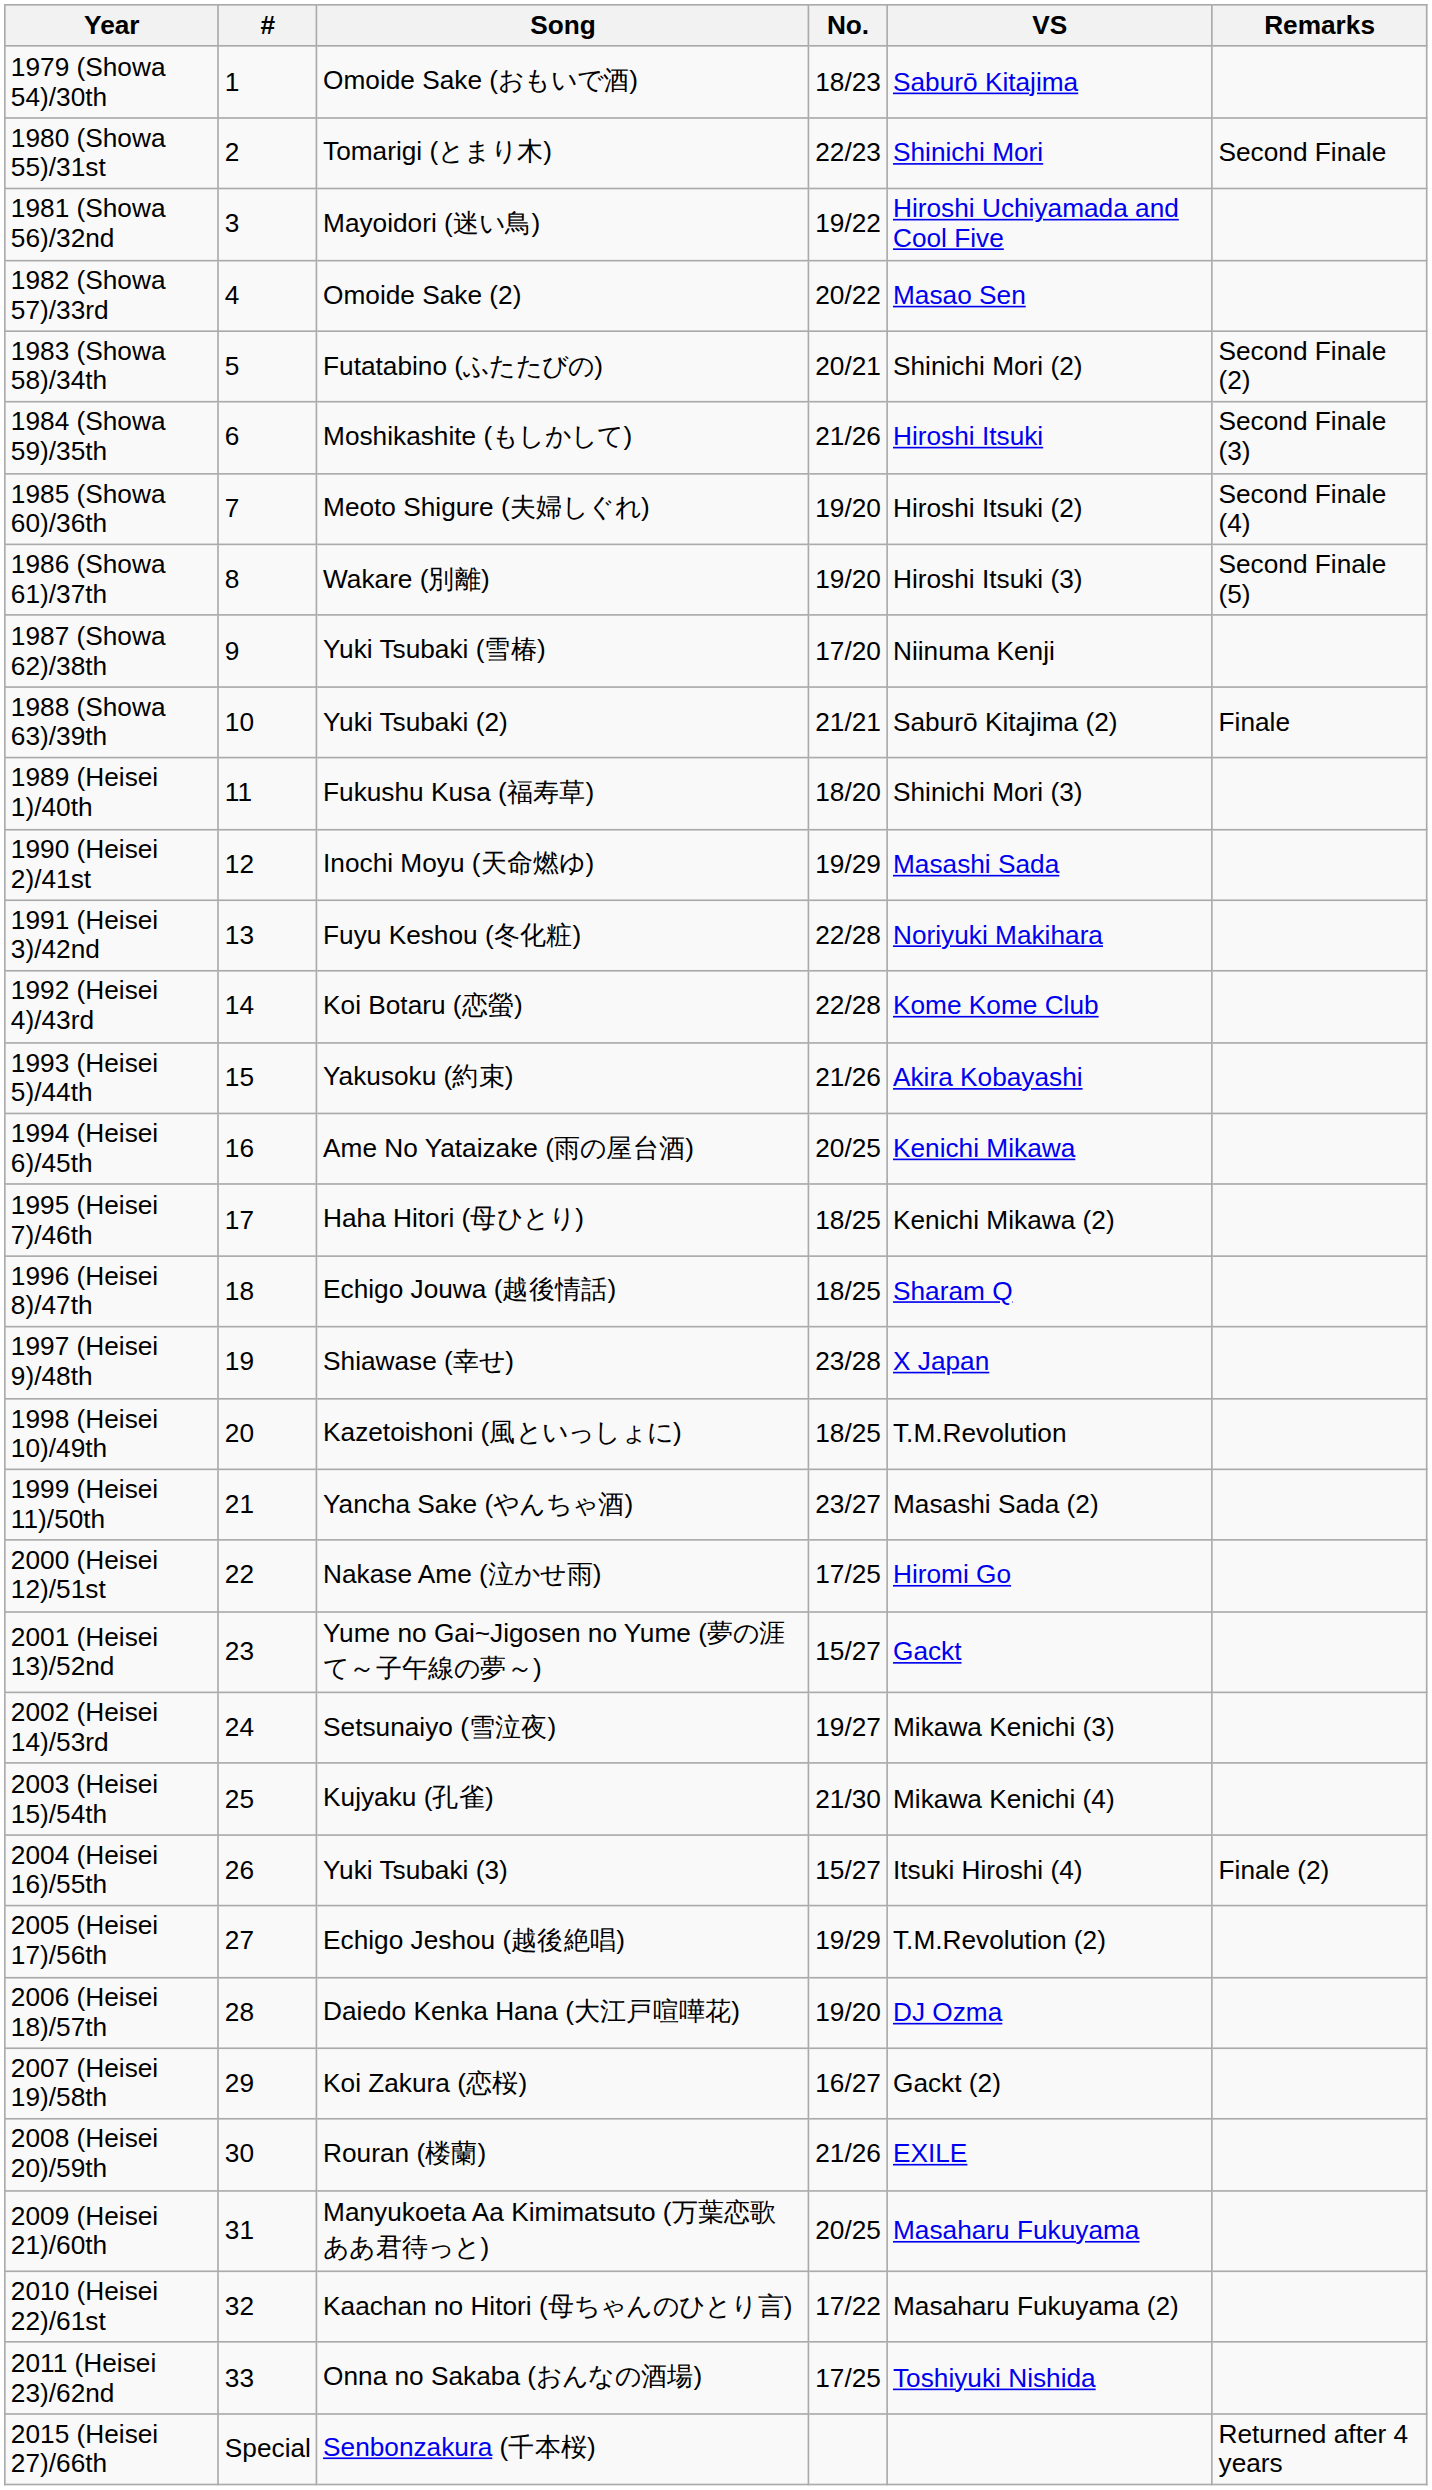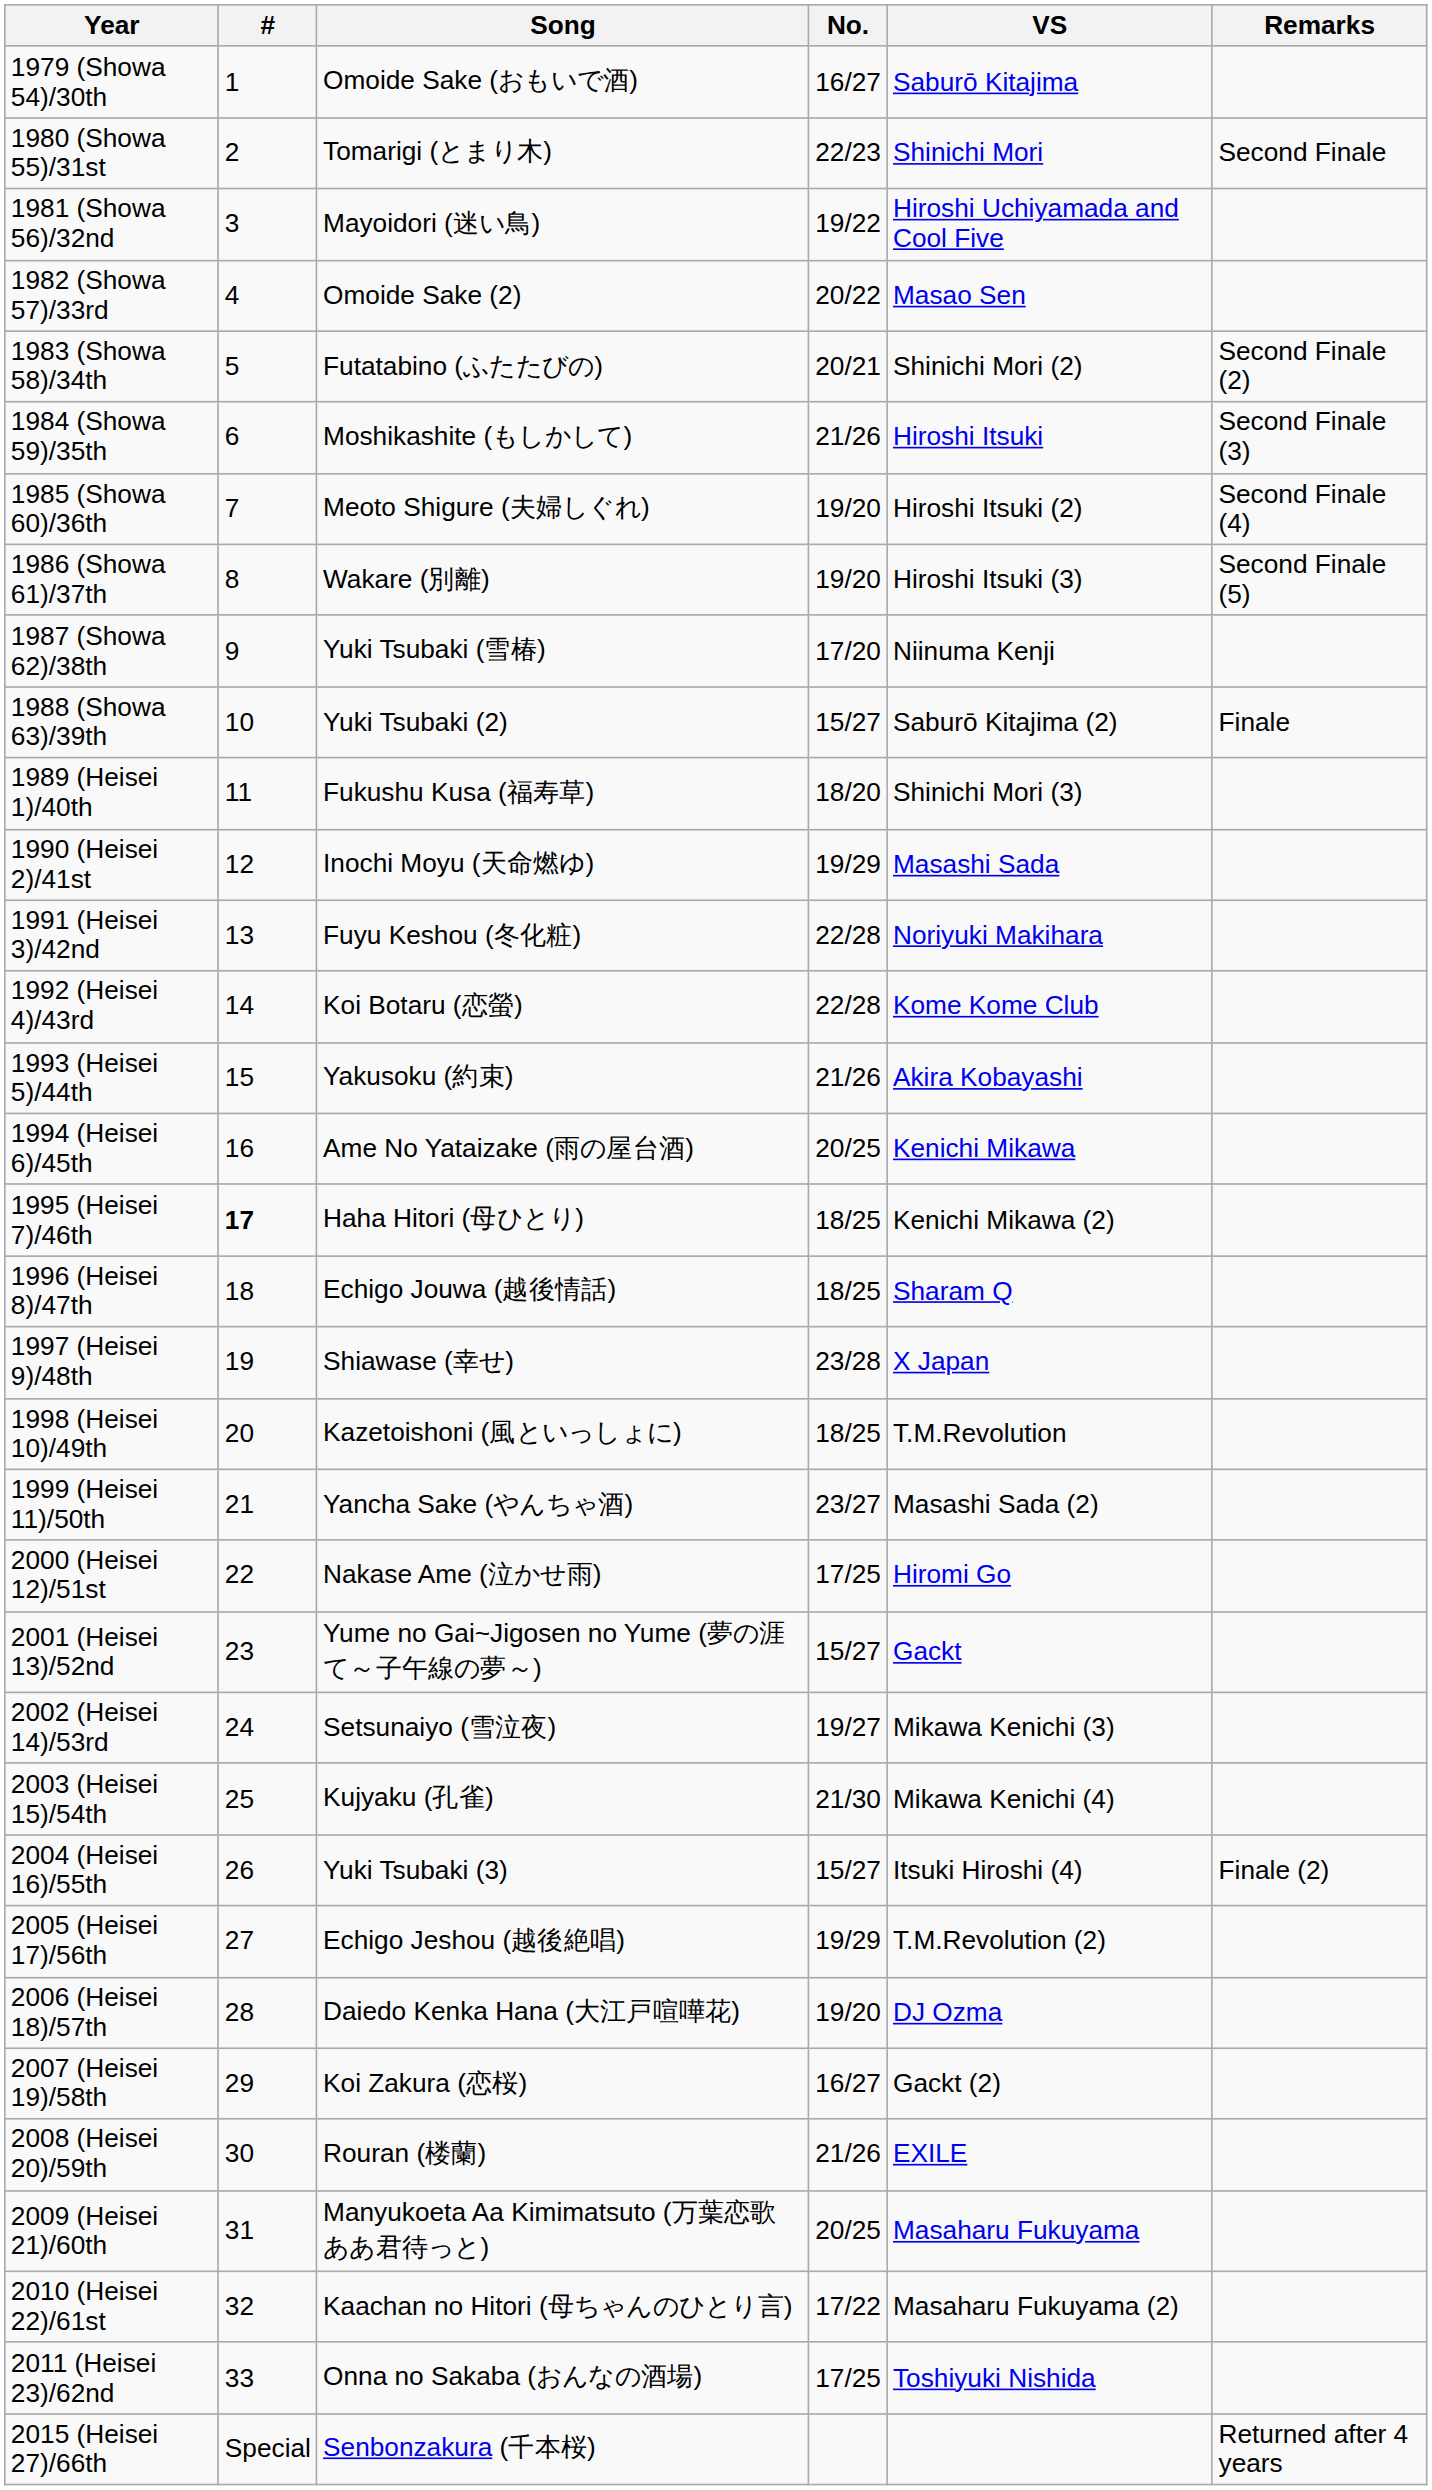(848, 81) 18/23 -> (848, 81) 16/27
(848, 721) 21/21 -> (848, 721) 15/27
(239, 1219) normal -> (239, 1219) bold
